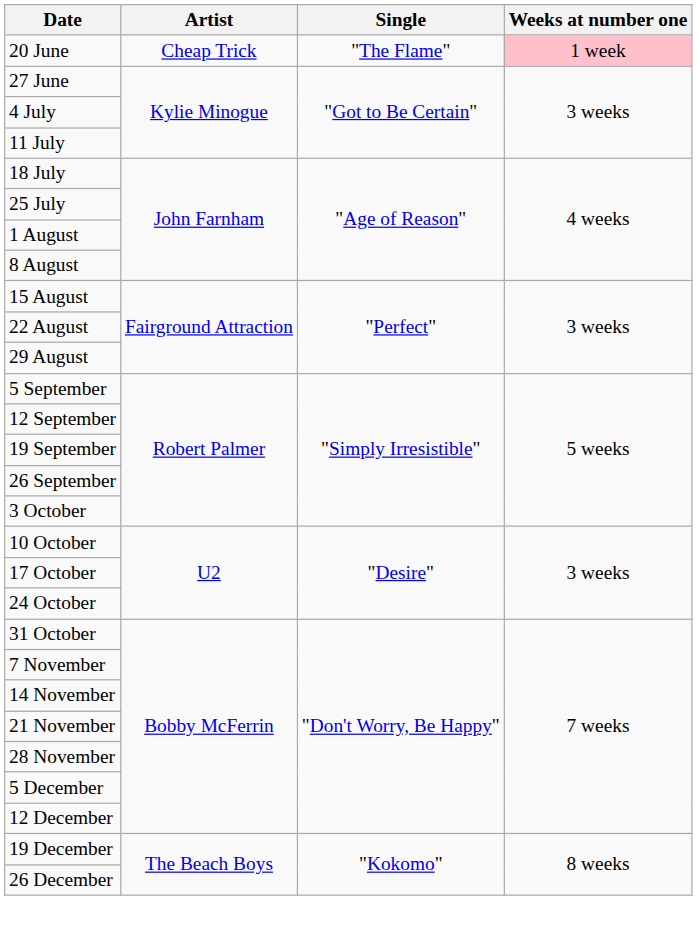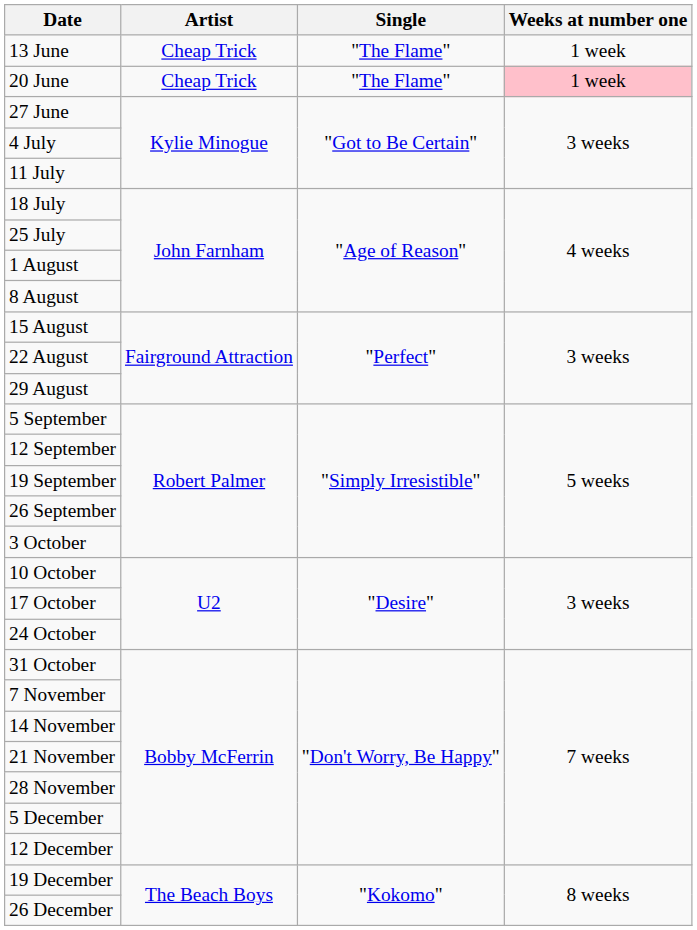+ row: (39, 50)
